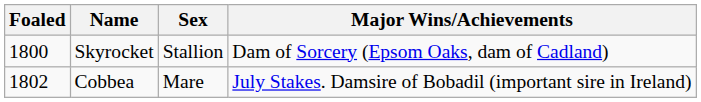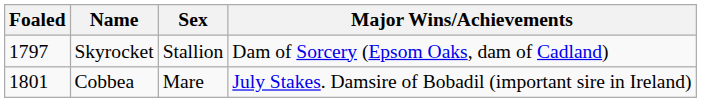(29, 50) 1800 -> (29, 50) 1797
(29, 81) 1802 -> (29, 81) 1801
